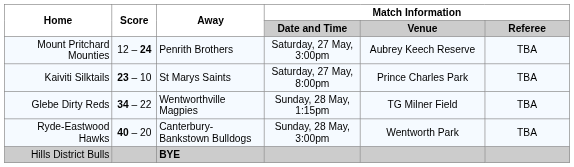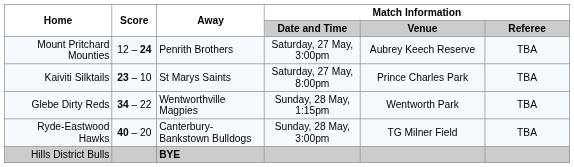(422, 105) TG Milner Field -> (422, 105) Wentworth Park
(422, 132) Wentworth Park -> (422, 132) TG Milner Field
